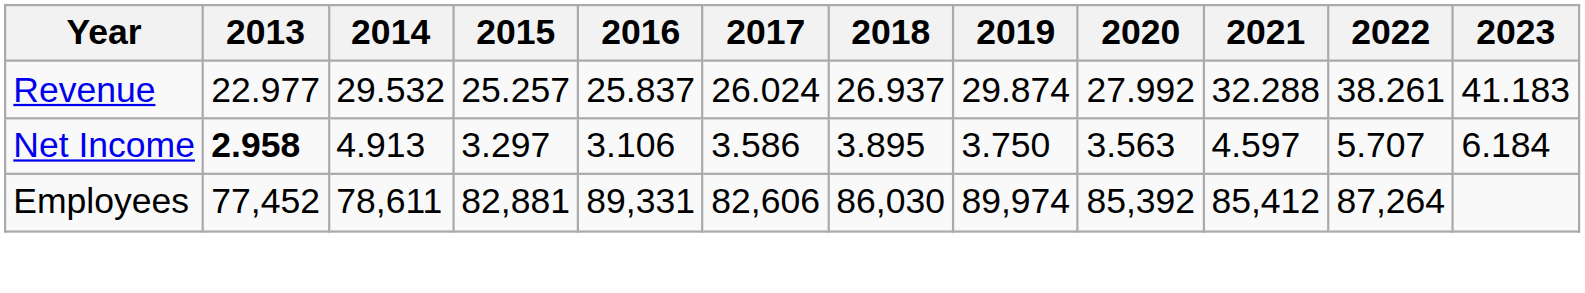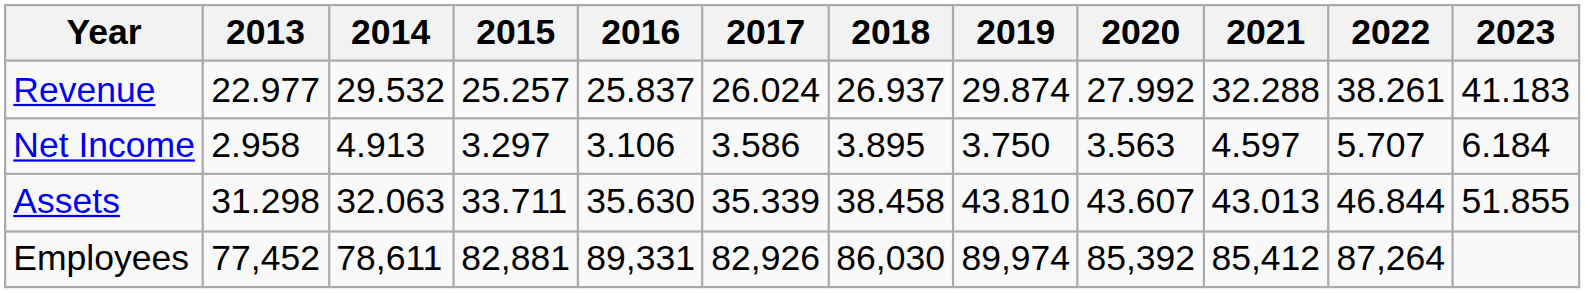(256, 145) bold -> (256, 145) normal
+ row: (67, 201)
(766, 201) 82,606 -> (766, 257) 82,926
